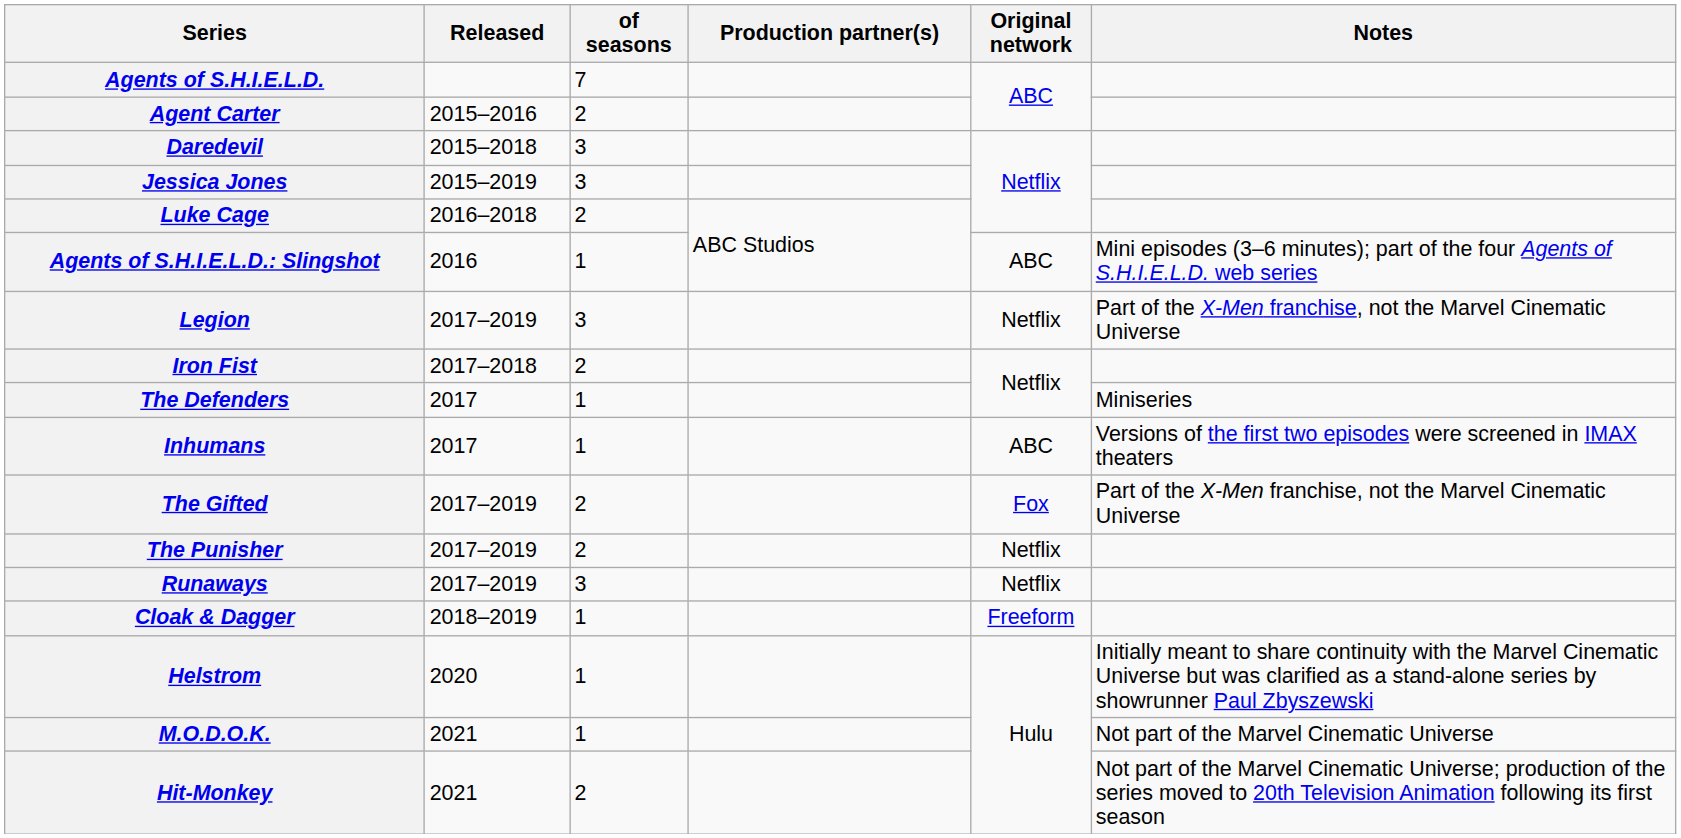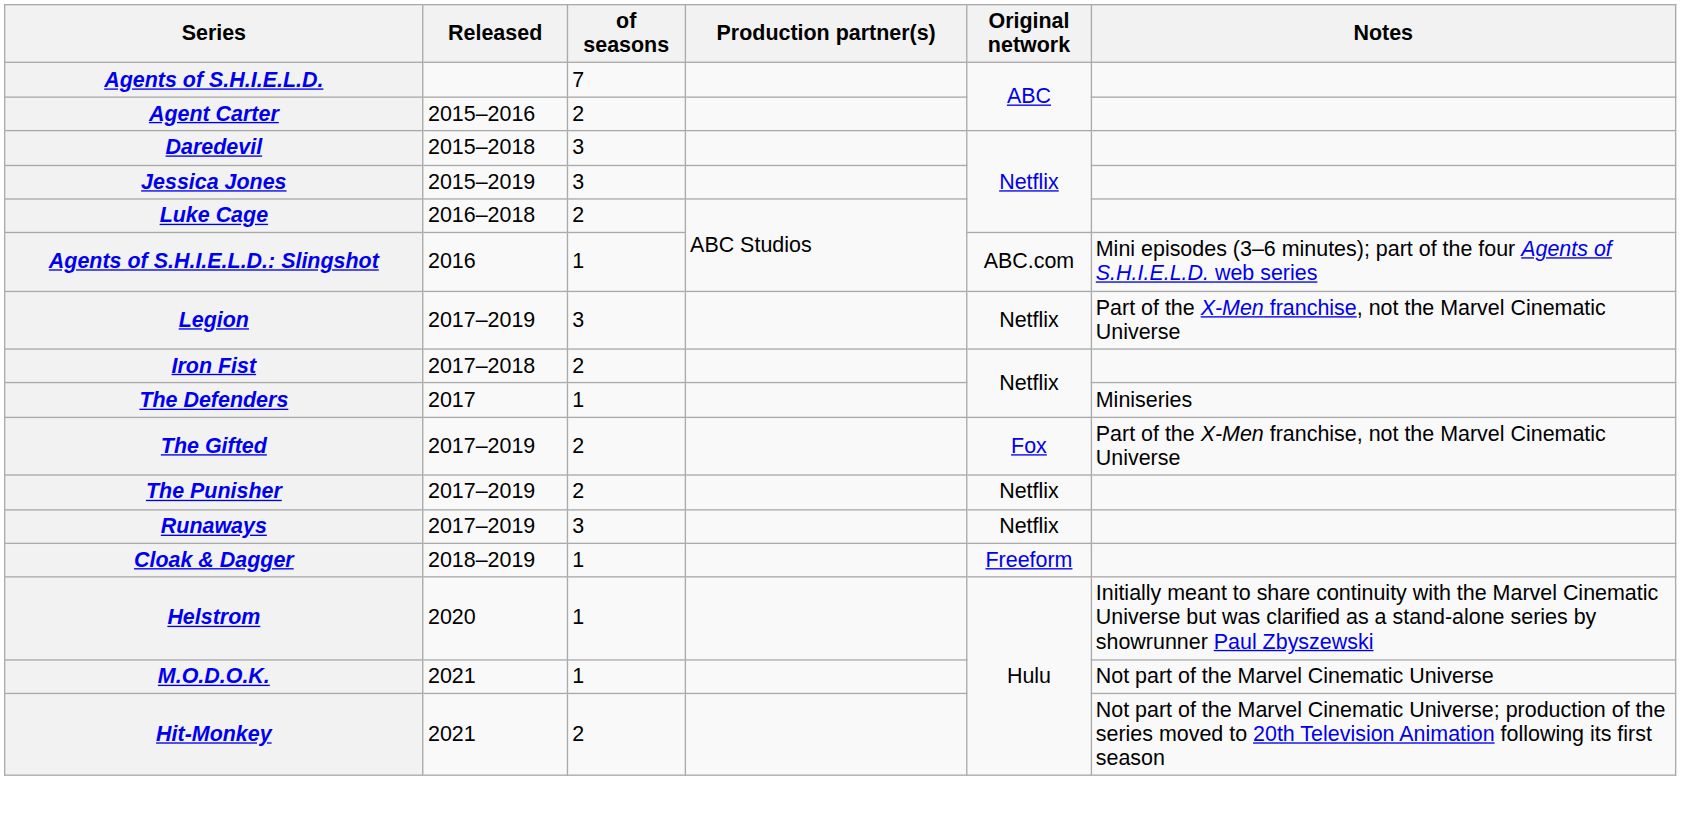(1031, 261) ABC -> (1029, 261) ABC.com
- row: (215, 445)
